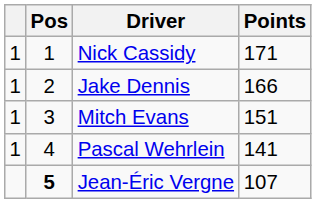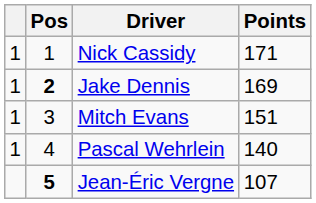(49, 85) normal -> (49, 85) bold
(261, 85) 166 -> (261, 85) 169
(261, 149) 141 -> (261, 149) 140
